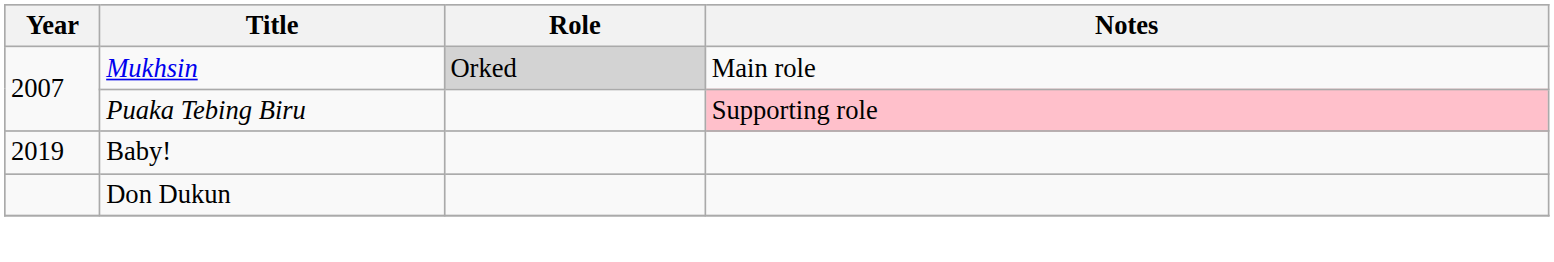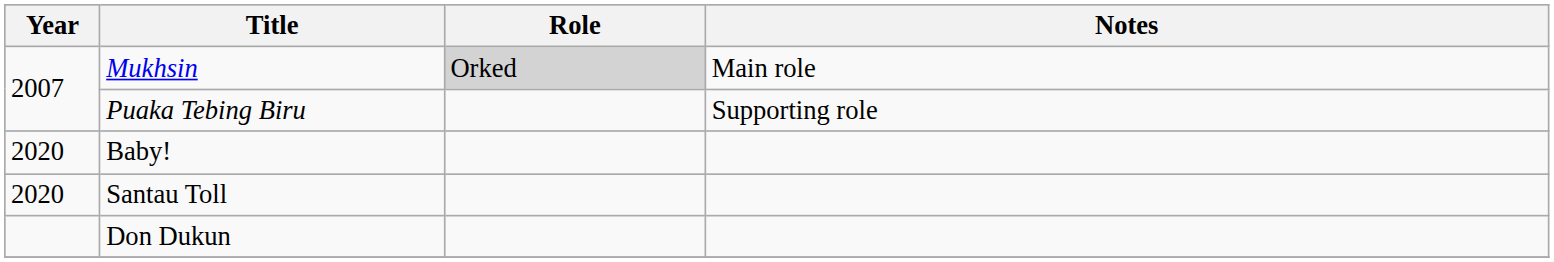(795, 109) pink background -> (795, 109) no background
(38, 151) 2019 -> (38, 151) 2020
+ row: (167, 194)
